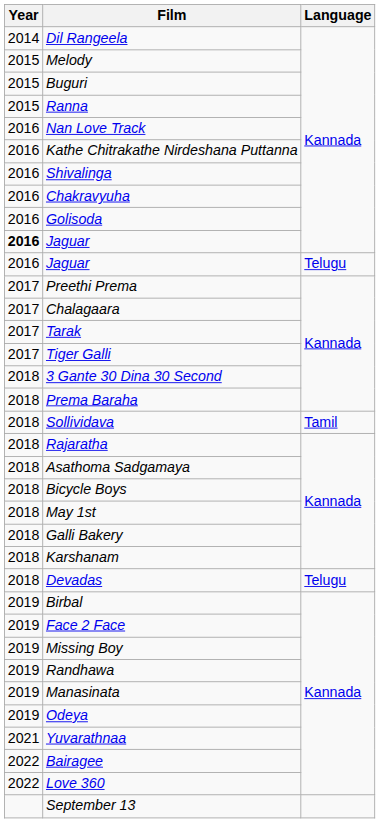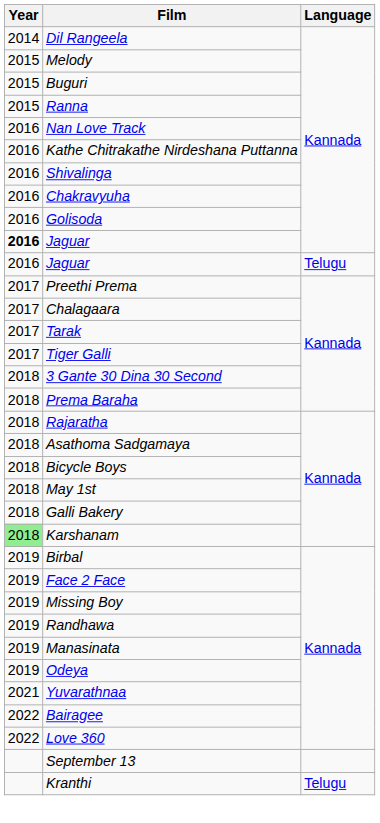- row: (80, 422)
(24, 557) no background -> (24, 535) lightgreen background
- row: (74, 580)
+ row: (69, 783)
